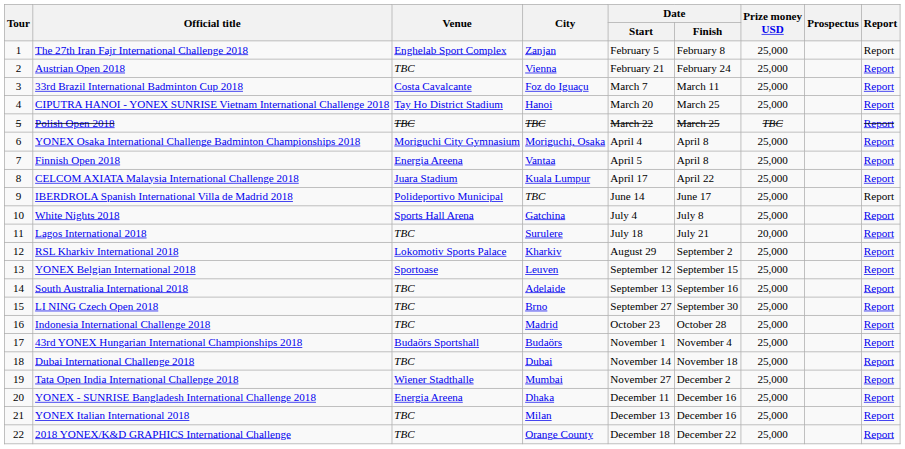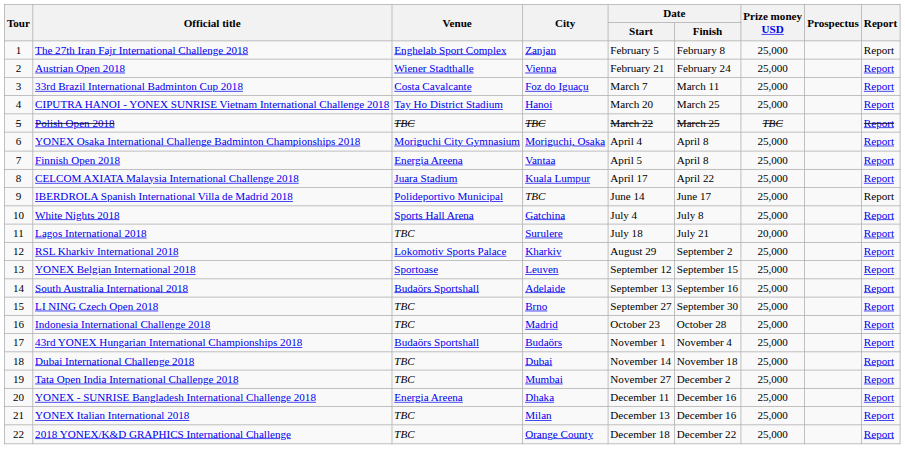(405, 68) TBC -> (434, 68) Wiener Stadthalle
(405, 288) TBC -> (437, 288) Budaörs Sportshall
(434, 379) Wiener Stadthalle -> (405, 379) TBC
